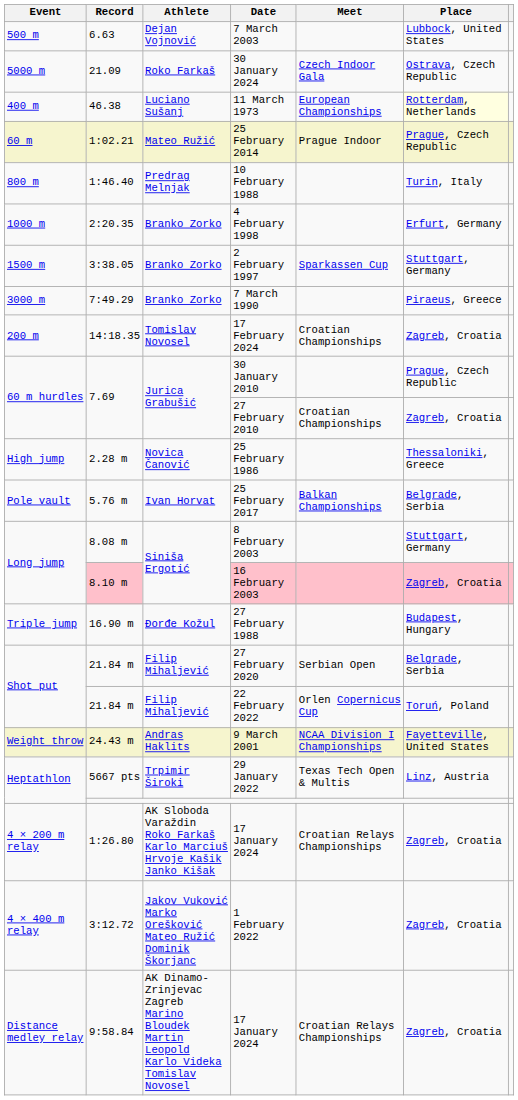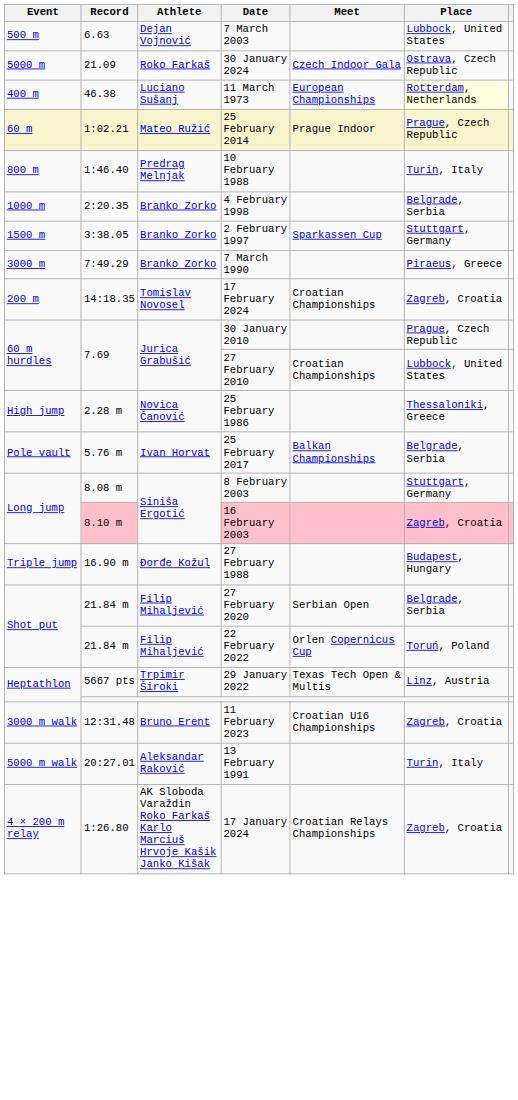(454, 225) Erfurt, Germany -> (435, 207) Belgrade, Serbia
(454, 419) Zagreb, Croatia -> (454, 371) Lubbock, United States
- row: (111, 742)
+ row: (109, 723)
+ row: (109, 764)
- row: (111, 925)
- row: (111, 1033)
